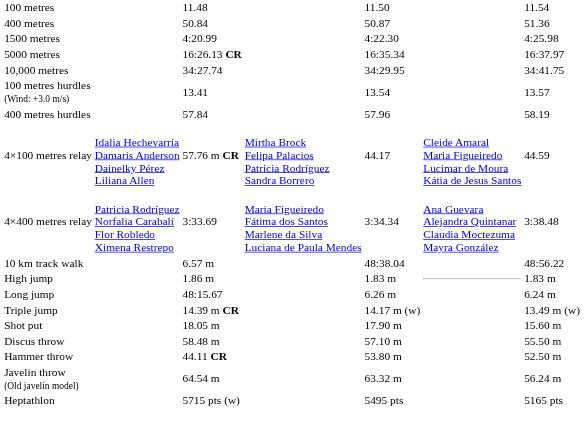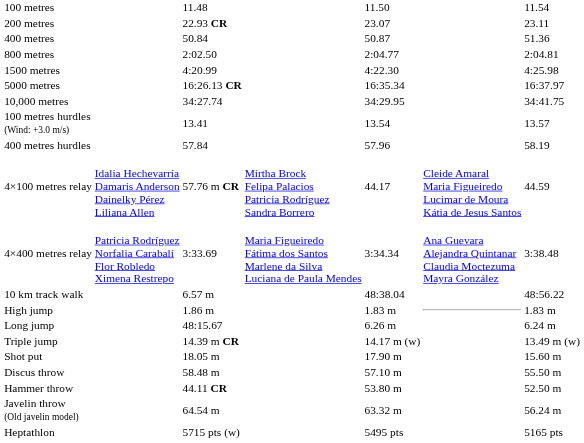+ row: (29, 23)
+ row: (29, 54)
